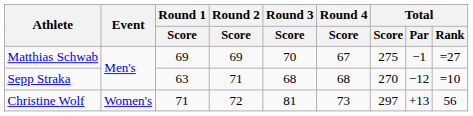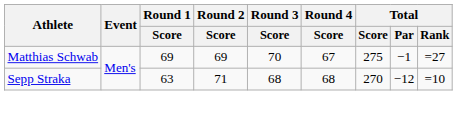- row: (46, 100)
